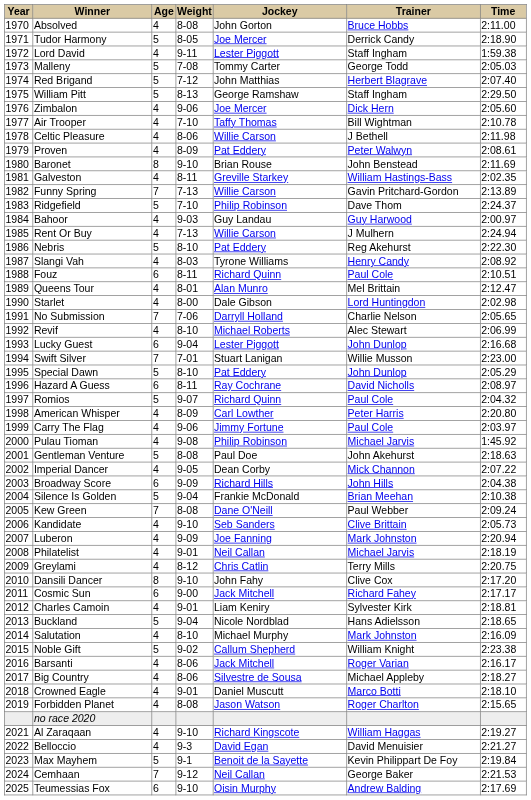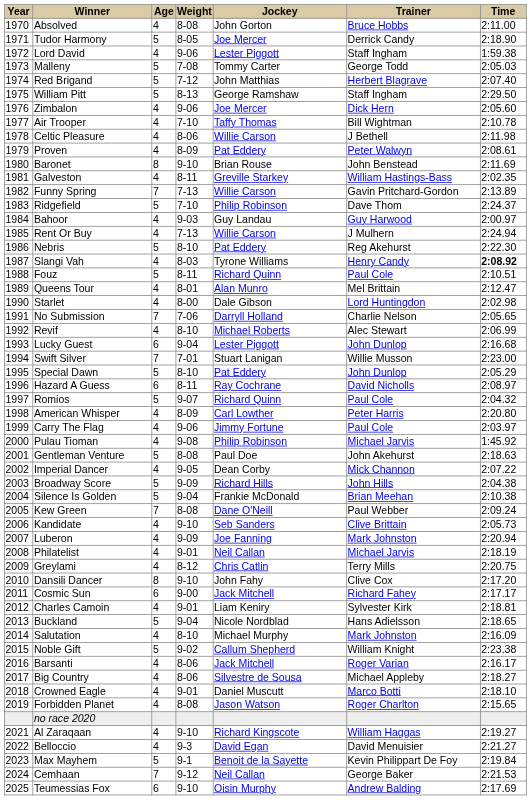(187, 53) 9-11 -> (188, 53) 9-06
(499, 261) normal -> (499, 261) bold
(156, 275) 6 -> (156, 275) 5
(156, 483) 6 -> (156, 483) 5
